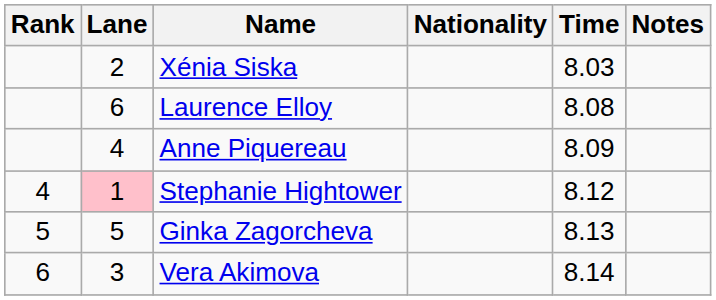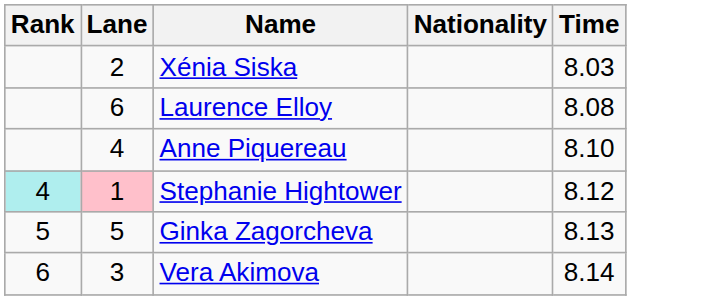- column: (668, 25)
(589, 149) 8.09 -> (589, 149) 8.10
(43, 190) no background -> (43, 190) paleturquoise background
